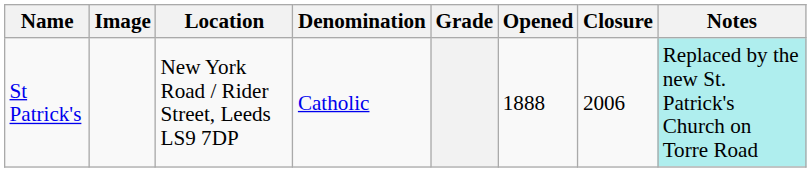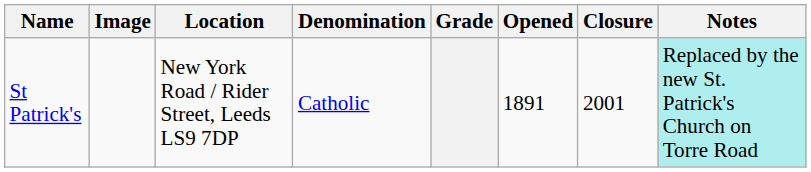(524, 102) 1888 -> (524, 102) 1891
(604, 102) 2006 -> (604, 102) 2001
